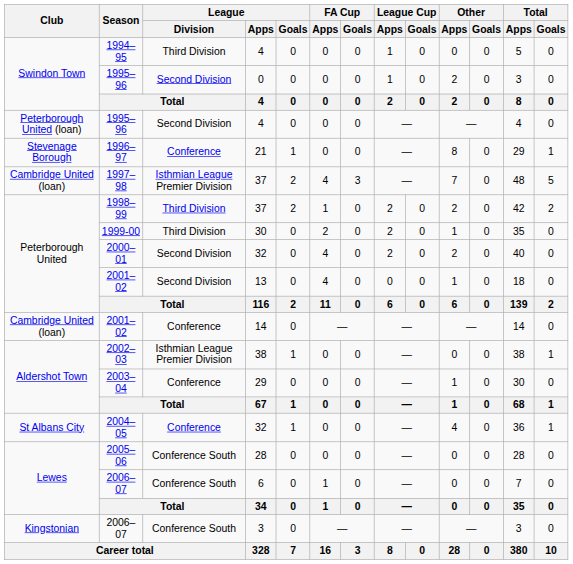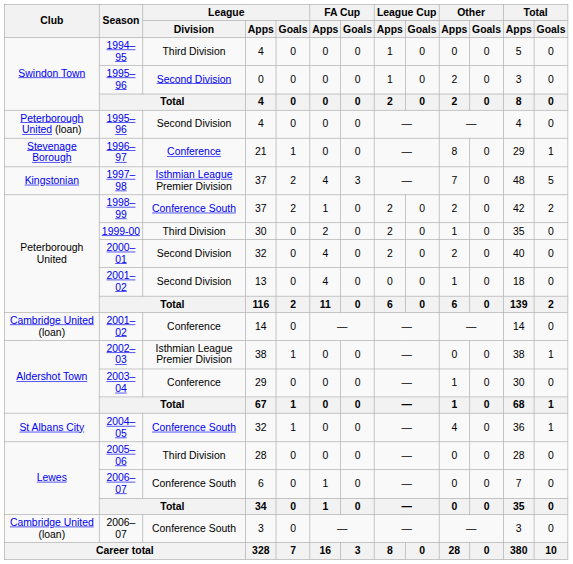(52, 180) Cambridge United (loan) -> (52, 180) Kingstonian
(194, 209) Third Division -> (194, 209) Conference South
(194, 427) Conference -> (194, 427) Conference South
(194, 455) Conference South -> (194, 455) Third Division
(52, 528) Kingstonian -> (52, 528) Cambridge United (loan)
